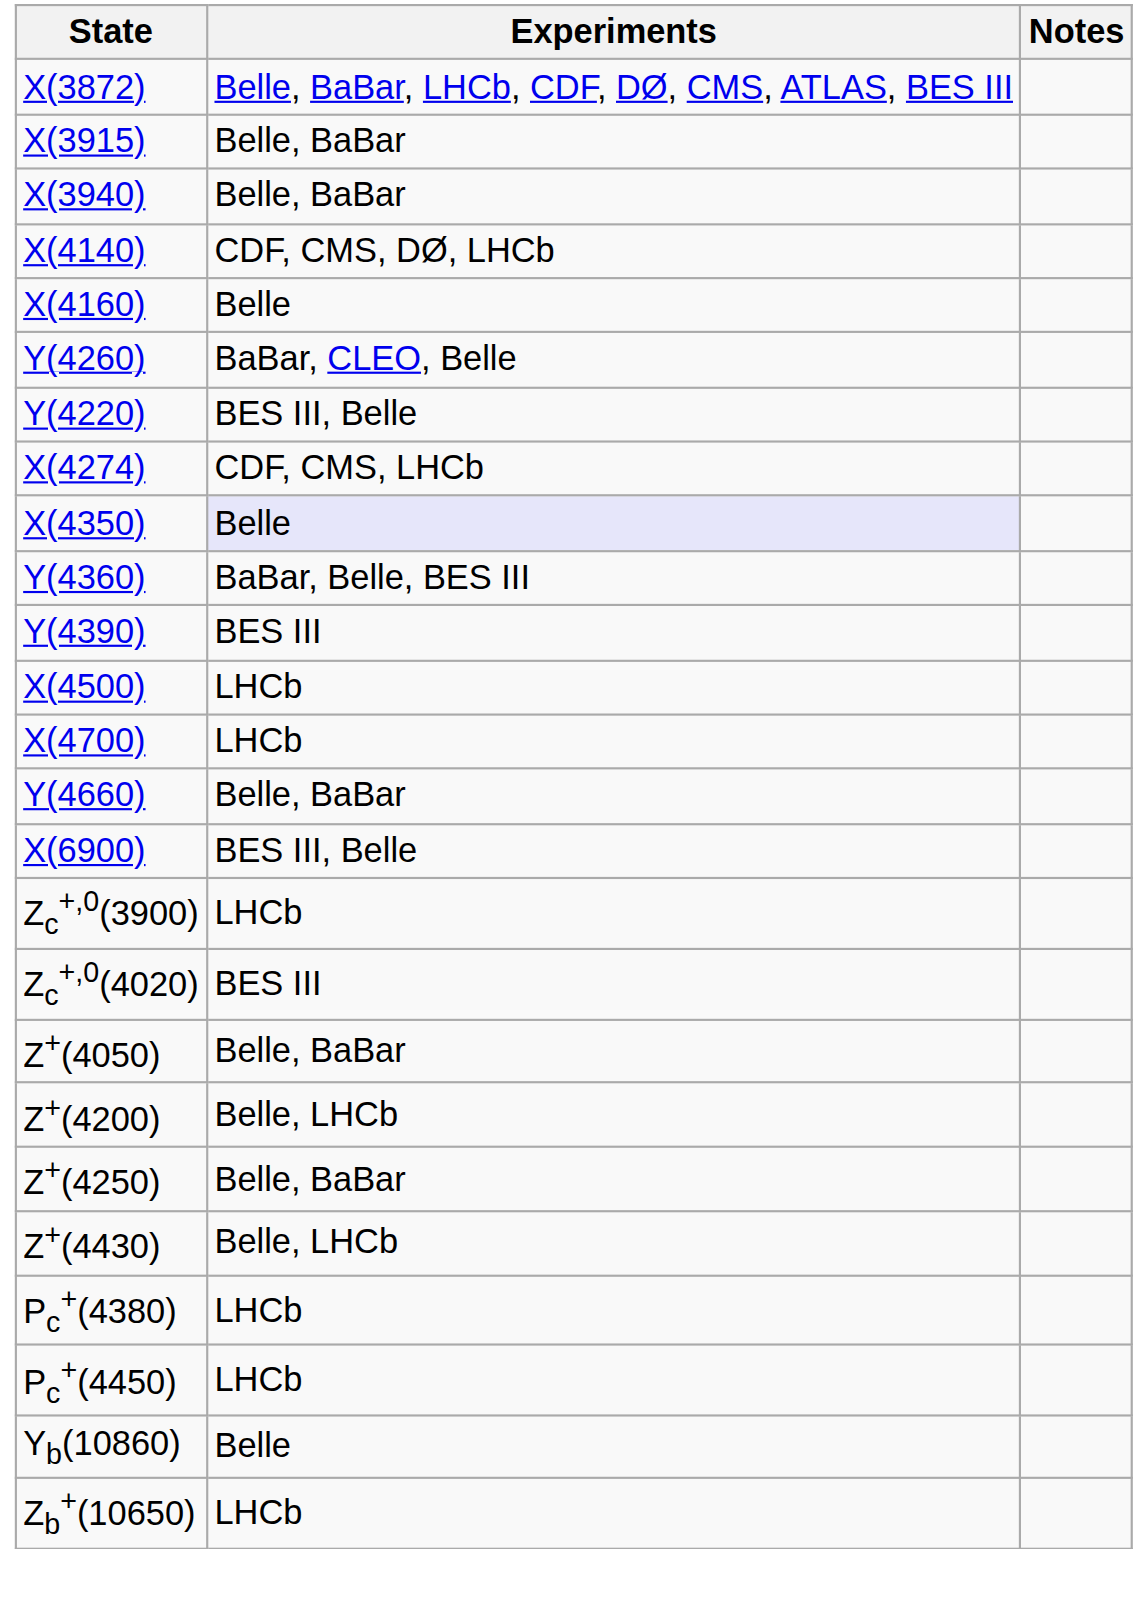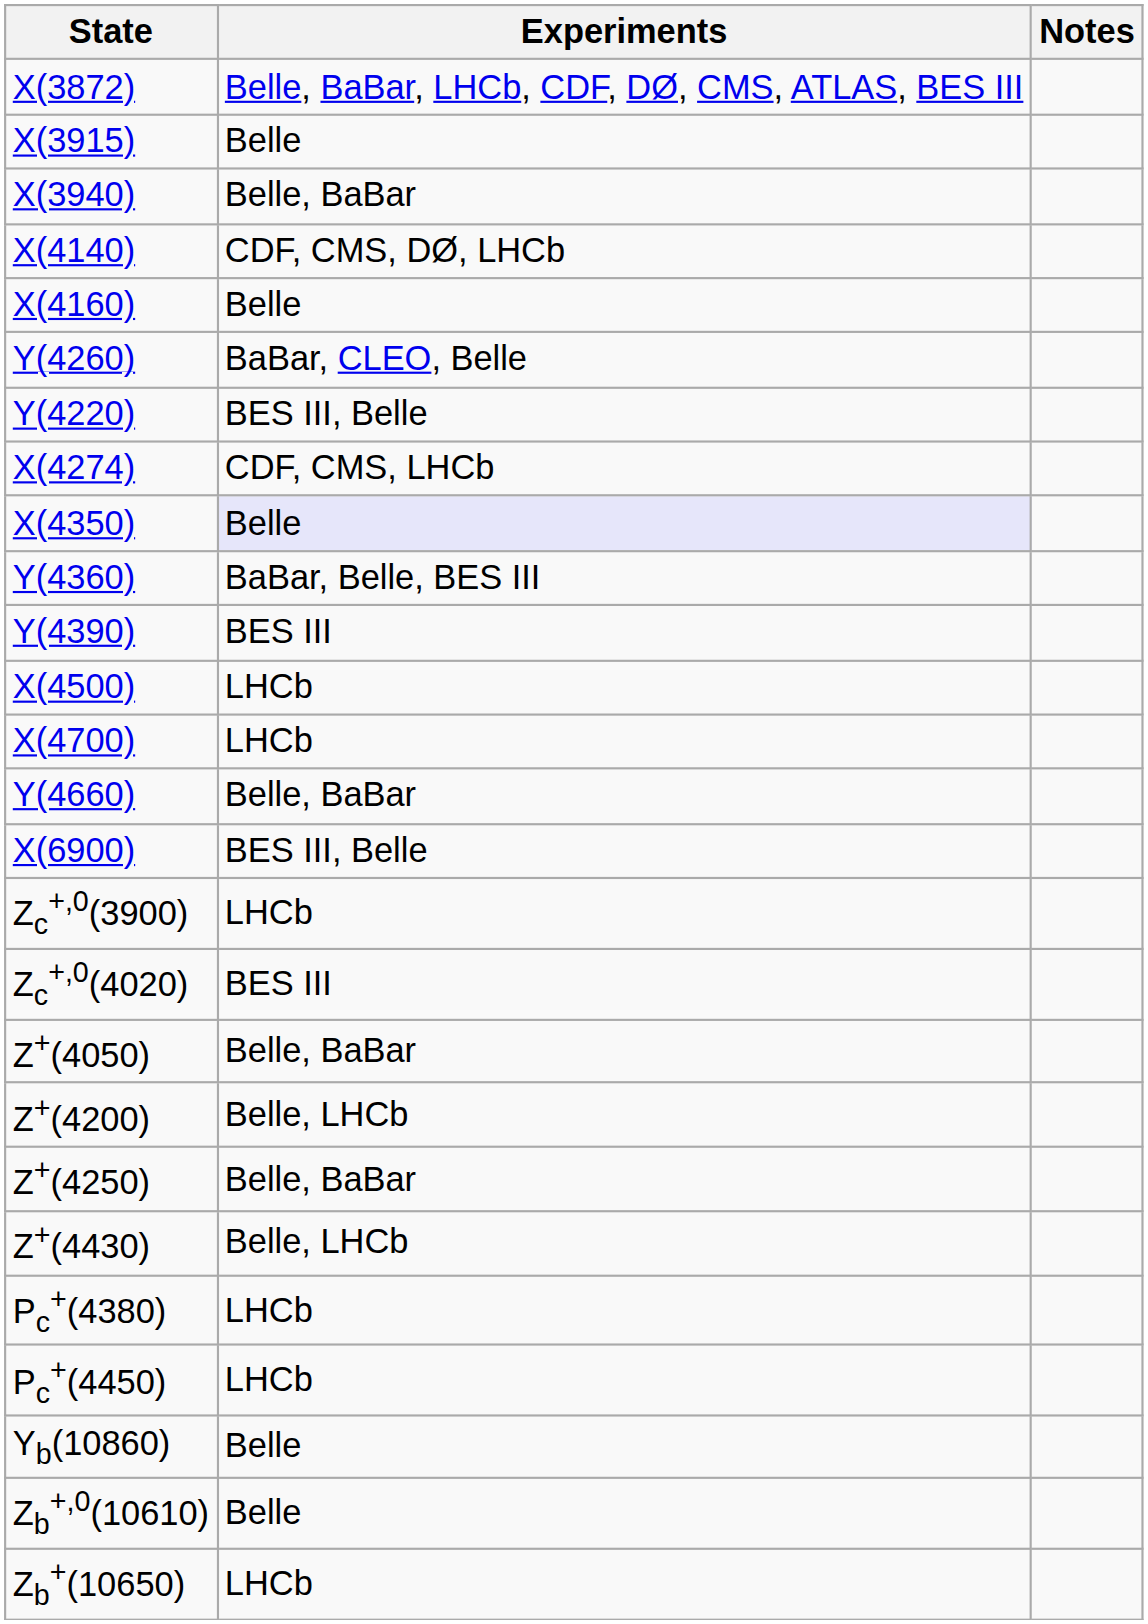(310, 140) Belle, BaBar -> (263, 140) Belle
+ row: (111, 1513)
